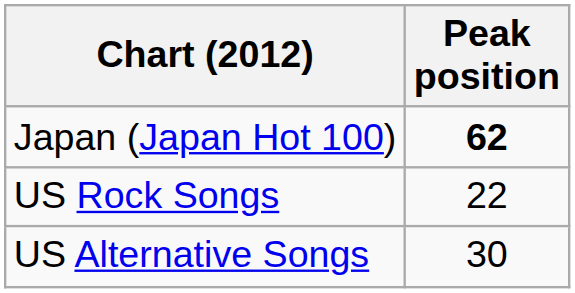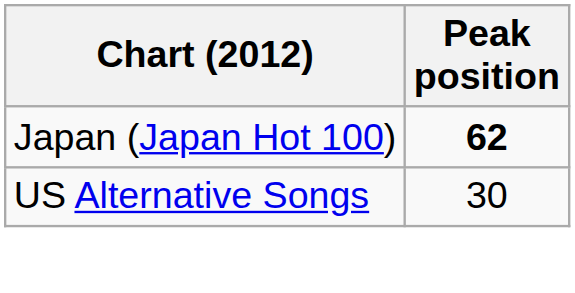- row: (147, 195)
